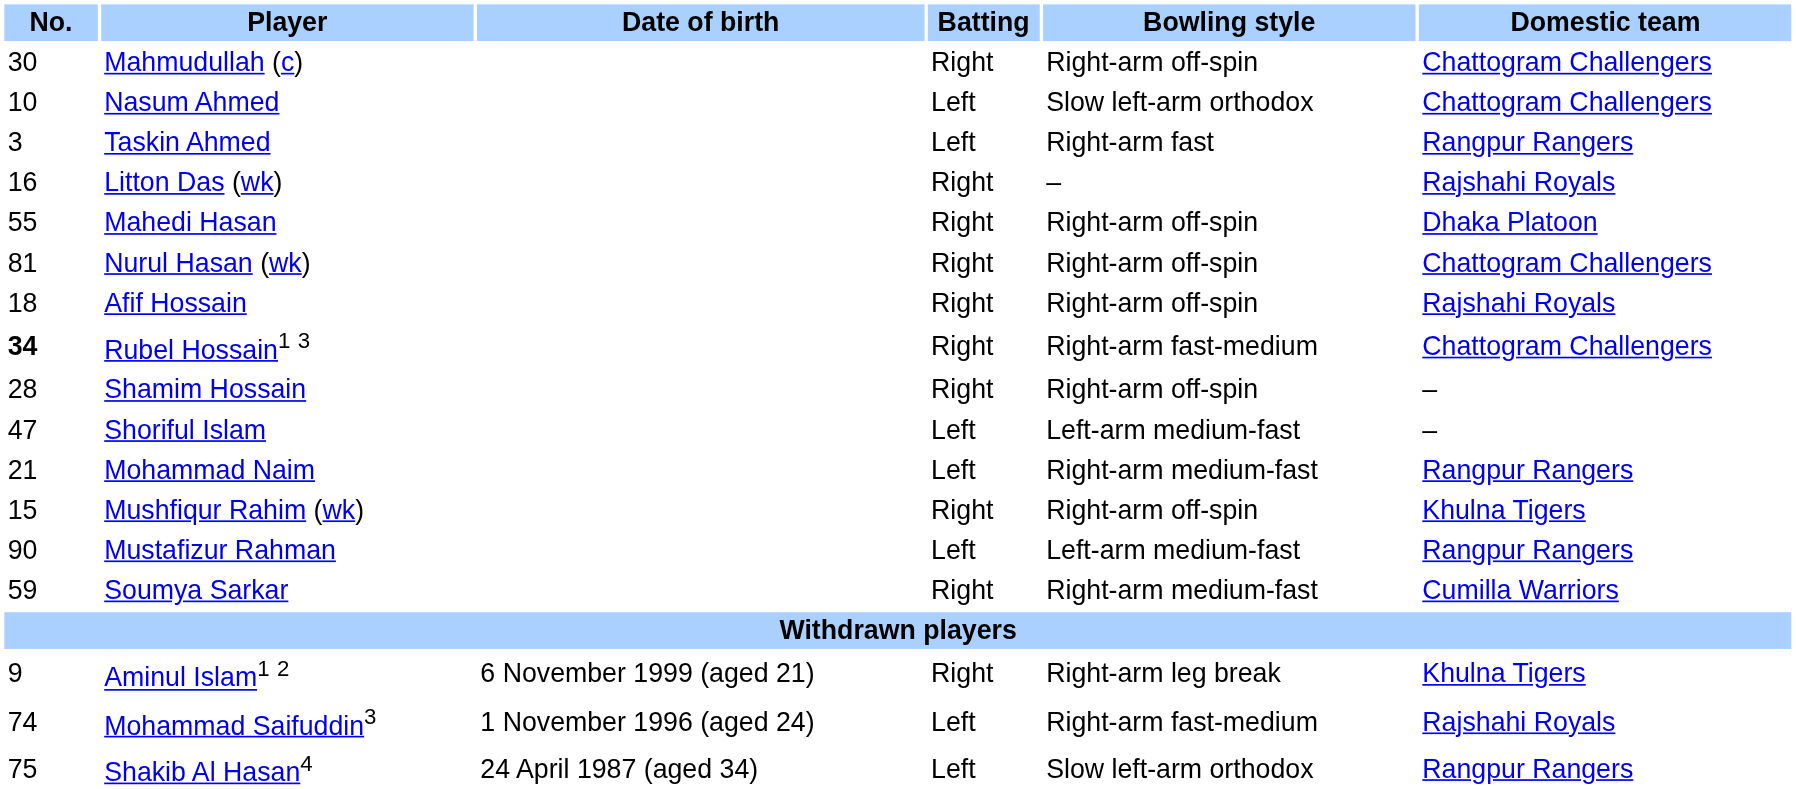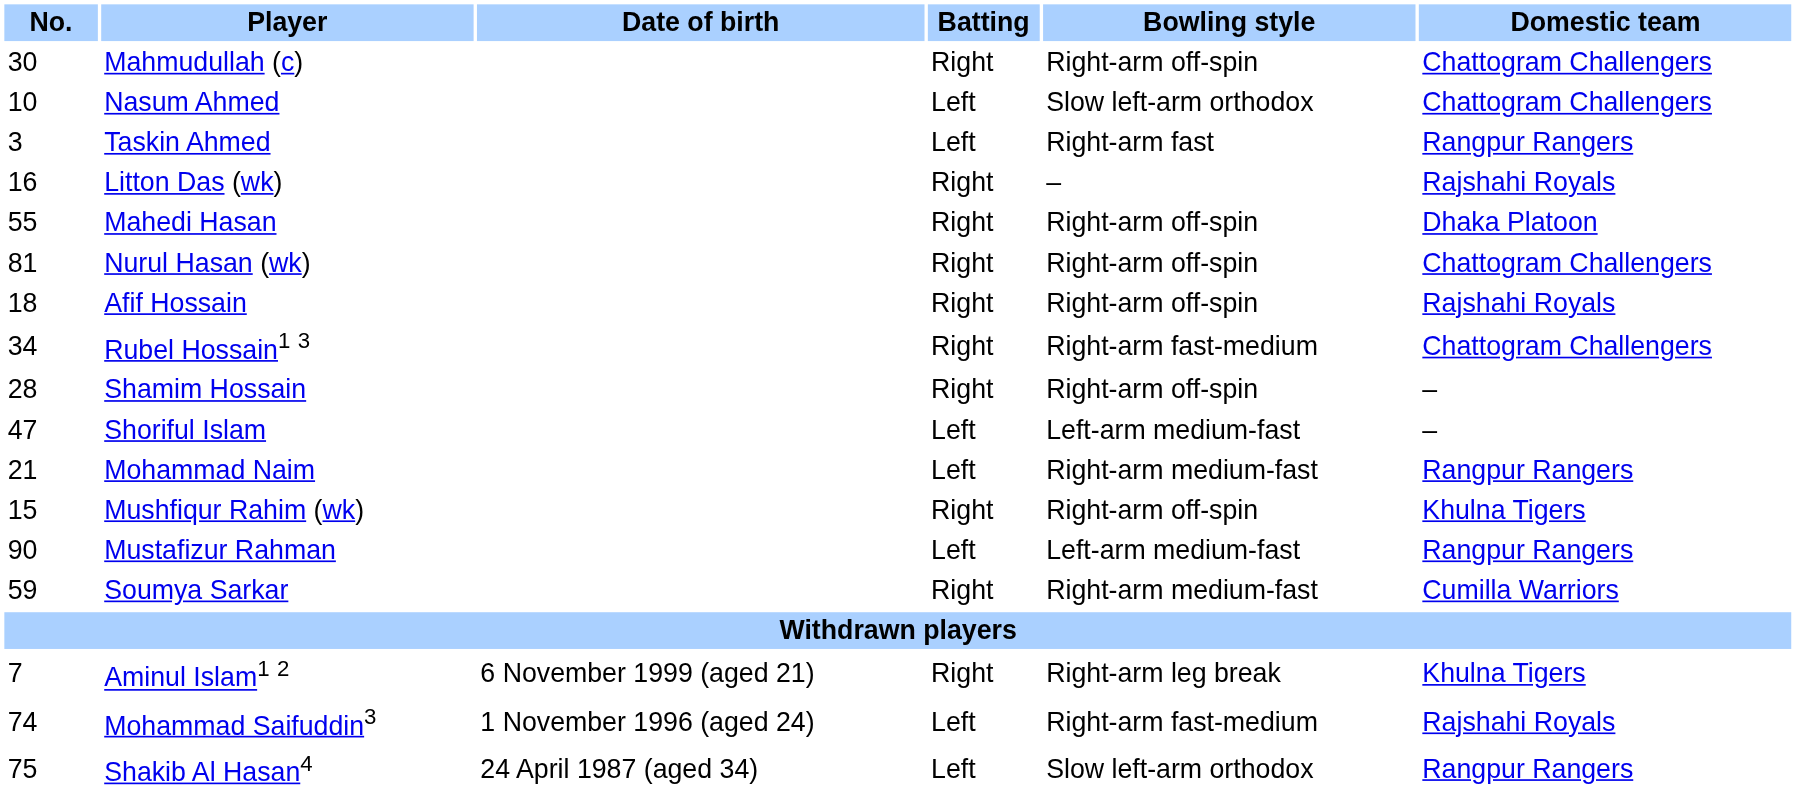(23, 346) bold -> (23, 346) normal
(15, 674) 9 -> (15, 674) 7
